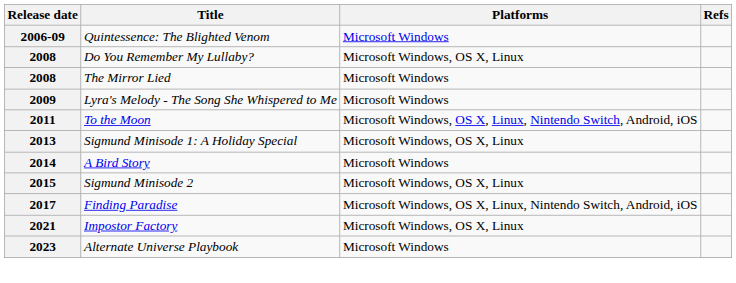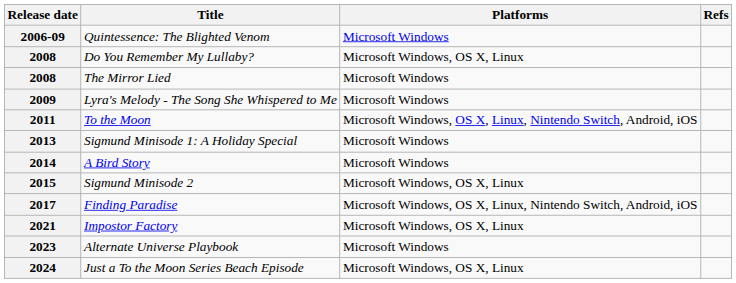(433, 141) Microsoft Windows, OS X, Linux -> (396, 141) Microsoft Windows
+ row: (43, 267)
